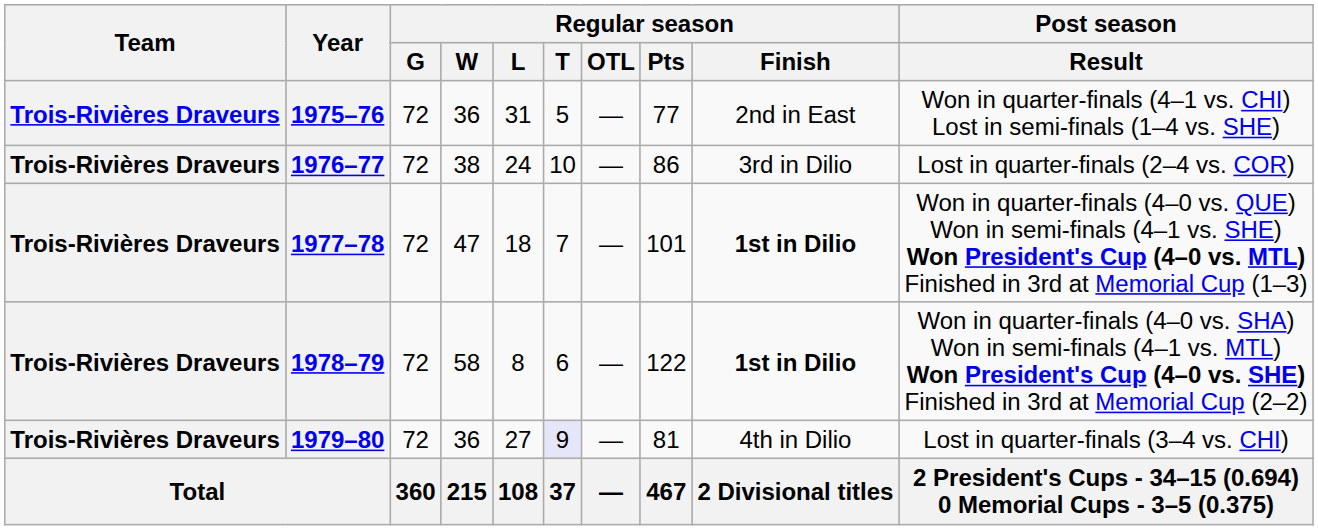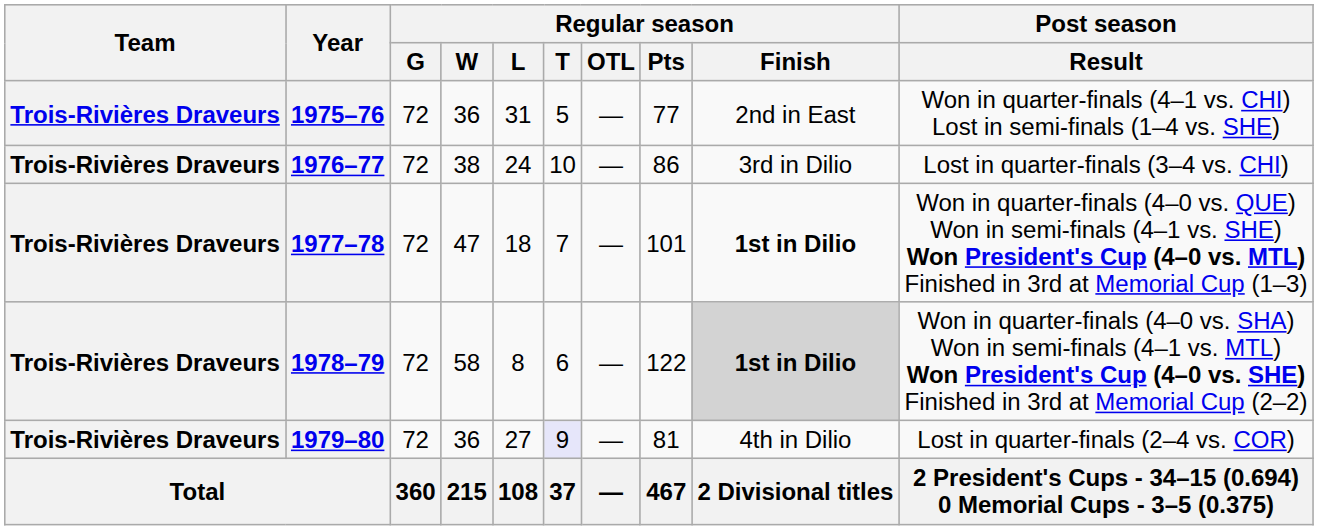(1106, 165) Lost in quarter-finals (2–4 vs. COR) -> (1106, 165) Lost in quarter-finals (3–4 vs. CHI)
(795, 362) no background -> (795, 362) lightgrey background
(1106, 440) Lost in quarter-finals (3–4 vs. CHI) -> (1106, 440) Lost in quarter-finals (2–4 vs. COR)
